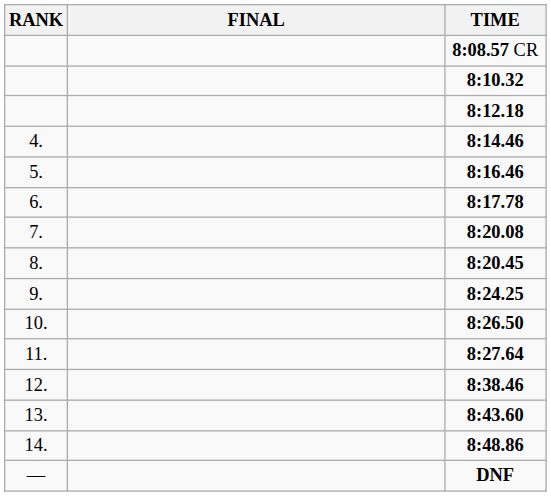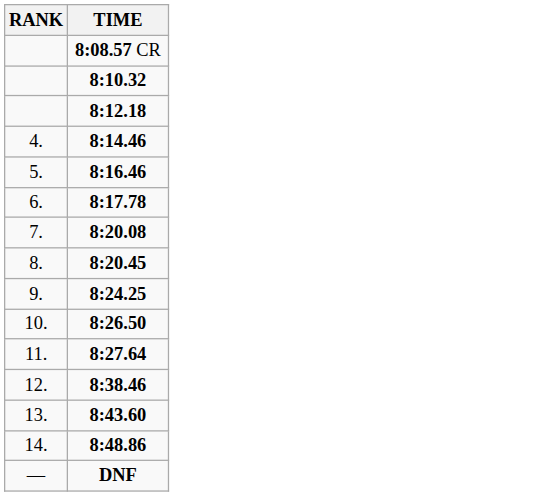- column: (256, 20)
